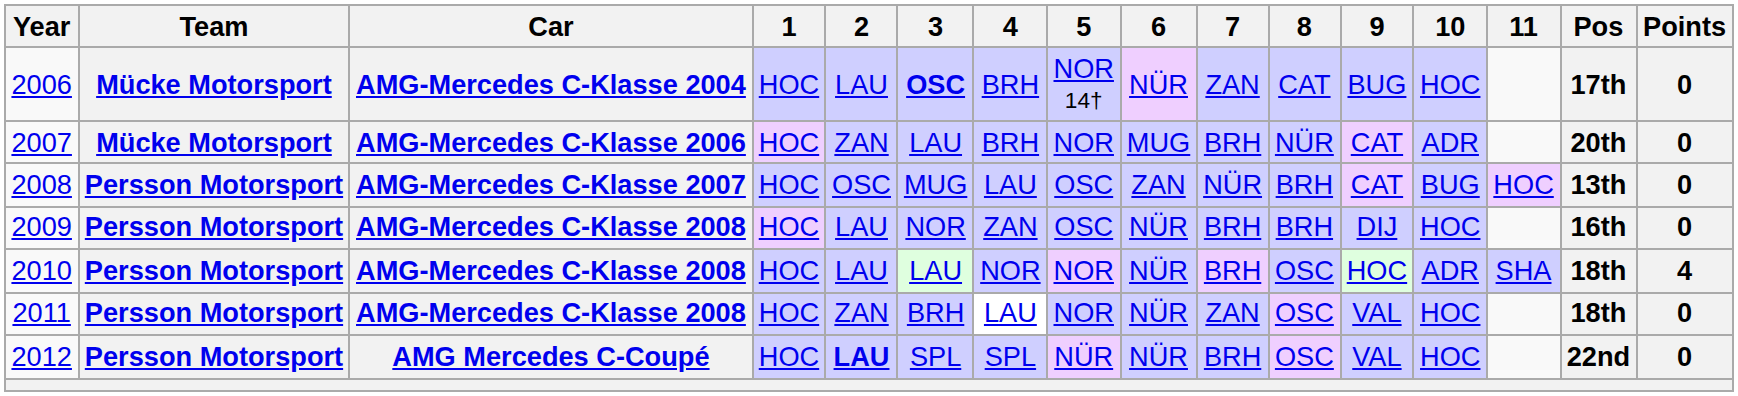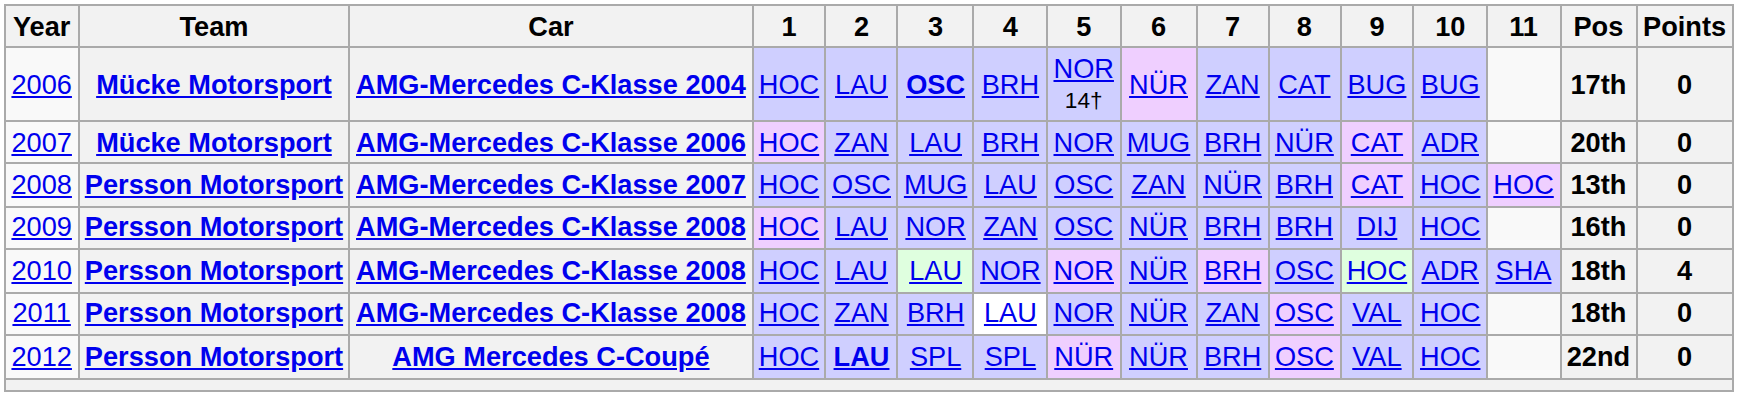(1450, 84) HOC -> (1450, 84) BUG
(1450, 185) BUG -> (1450, 185) HOC
